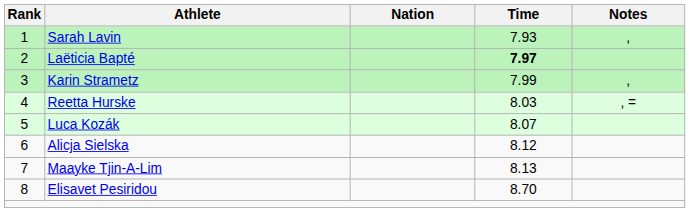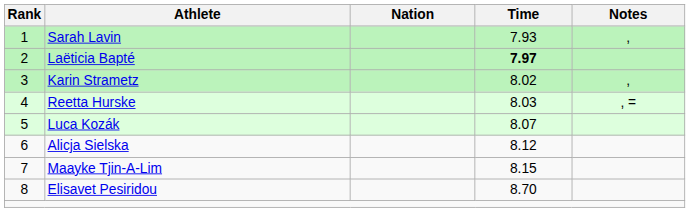(523, 80) 7.99 -> (523, 80) 8.02
(523, 168) 8.13 -> (523, 168) 8.15
